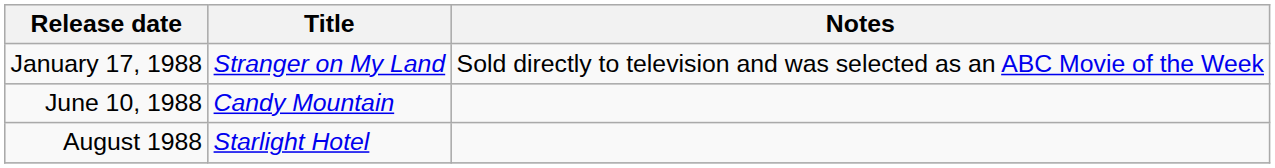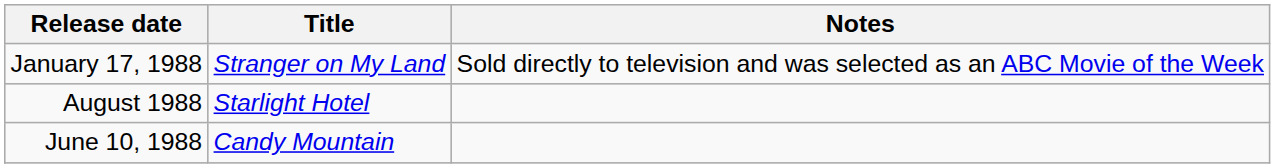rows swapped: (124, 102) <-> (133, 142)
